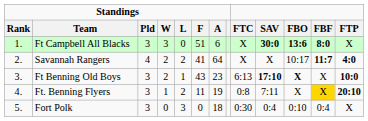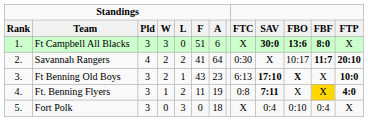(243, 60) X -> (243, 60) 0:30
(349, 60) 4:0 -> (349, 60) 20:10
(270, 92) normal -> (270, 92) bold
(349, 92) 20:10 -> (349, 92) 4:0
(243, 108) 0:30 -> (243, 108) X
